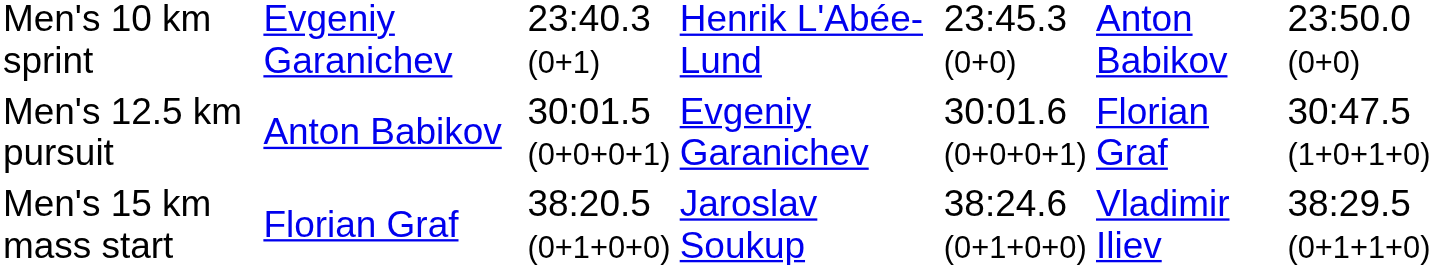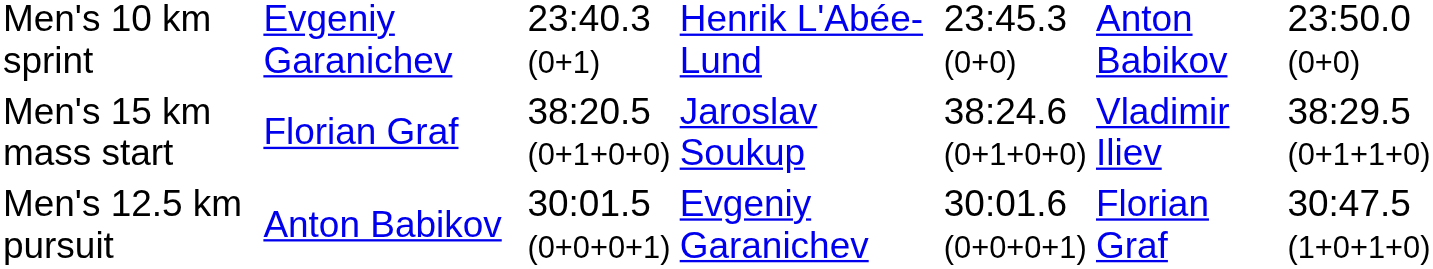rows swapped: (123, 132) <-> (107, 224)
